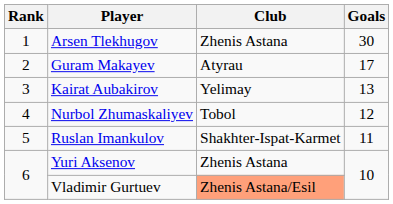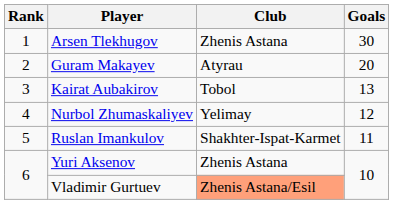(366, 65) 17 -> (366, 65) 20
(226, 89) Yelimay -> (218, 89) Tobol
(218, 114) Tobol -> (226, 114) Yelimay
